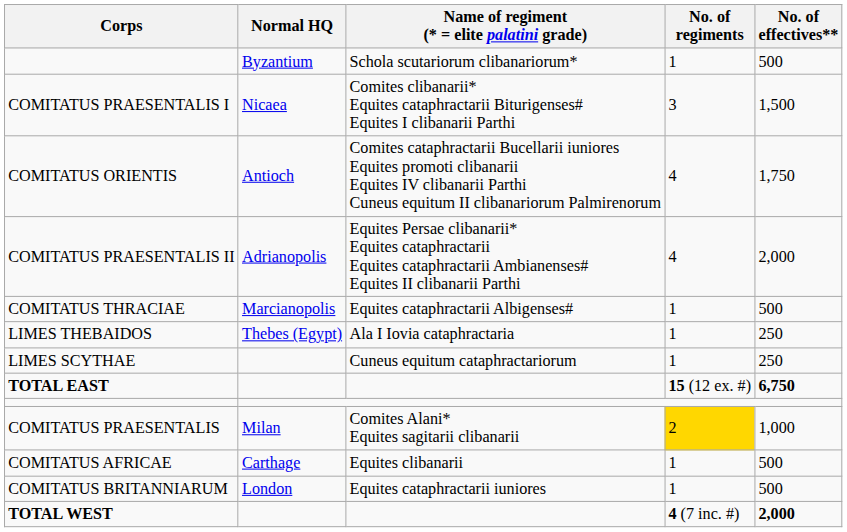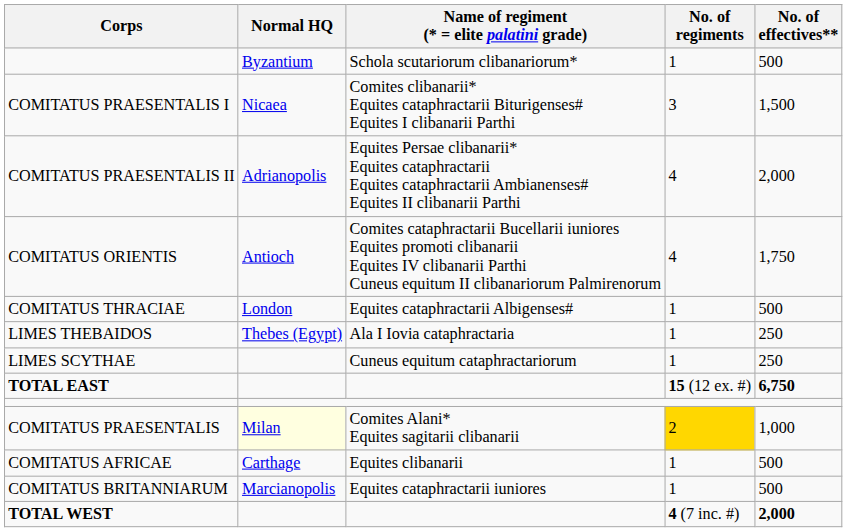rows swapped: (121, 256) <-> (93, 176)
(289, 309) Marcianopolis -> (267, 309) London
(261, 428) no background -> (261, 428) lightyellow background
(267, 488) London -> (289, 488) Marcianopolis
